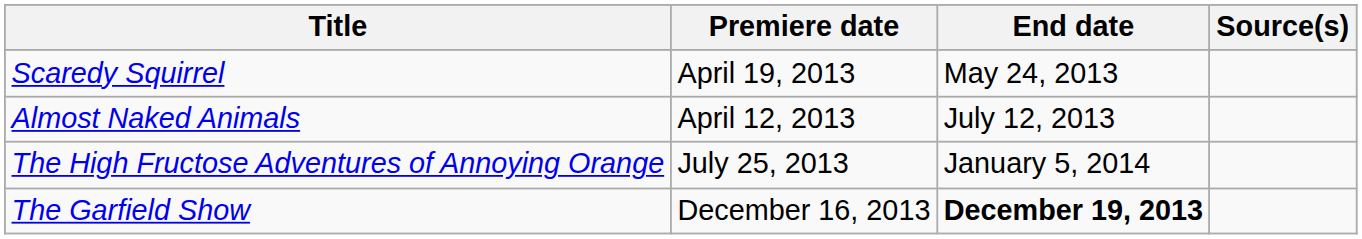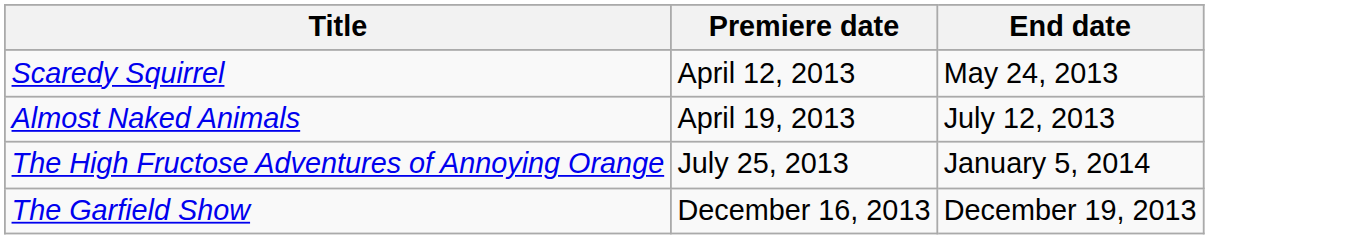- column: (1283, 27)
(766, 73) April 19, 2013 -> (766, 73) April 12, 2013
(766, 118) April 12, 2013 -> (766, 118) April 19, 2013
(1073, 210) bold -> (1070, 210) normal
